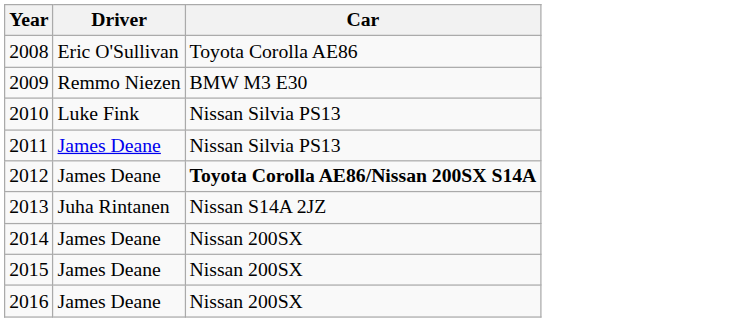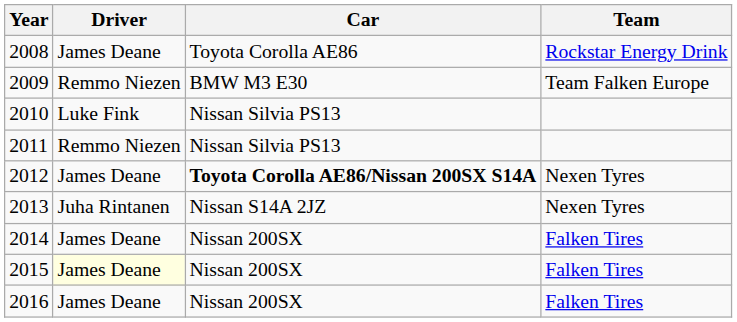+ column: (636, 20)
(118, 51) Eric O'Sullivan -> (109, 51) James Deane
(109, 144) James Deane -> (119, 144) Remmo Niezen
(109, 269) no background -> (109, 269) lightyellow background
